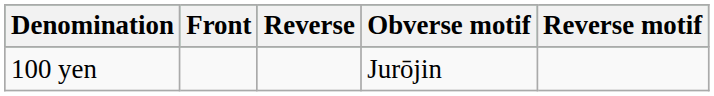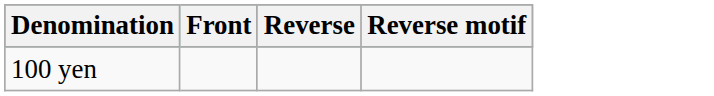- column: (449, 25)
